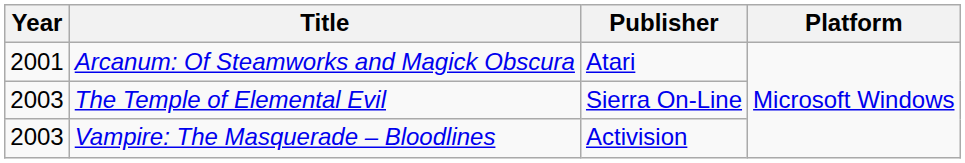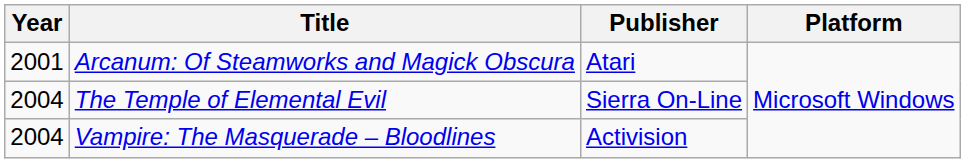(37, 99) 2003 -> (37, 99) 2004
(37, 137) 2003 -> (37, 137) 2004
